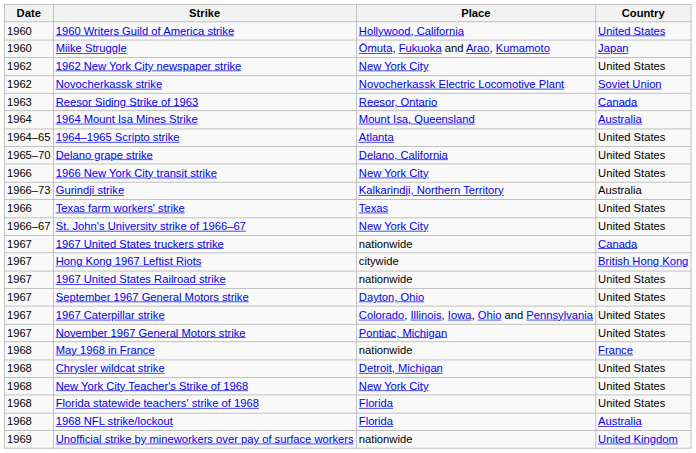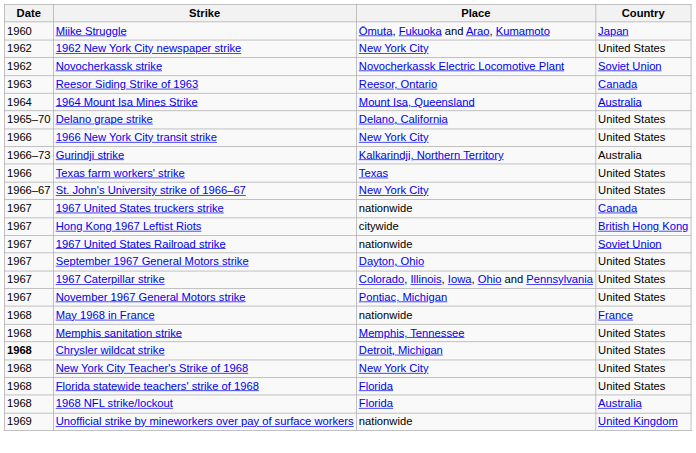- row: (145, 31)
- row: (118, 137)
(632, 279) United States -> (630, 244) Soviet Union
+ row: (119, 333)
(19, 368) normal -> (19, 350) bold
